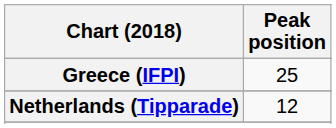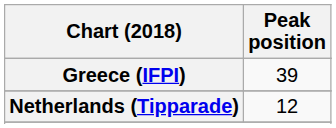(287, 74) 25 -> (287, 74) 39
